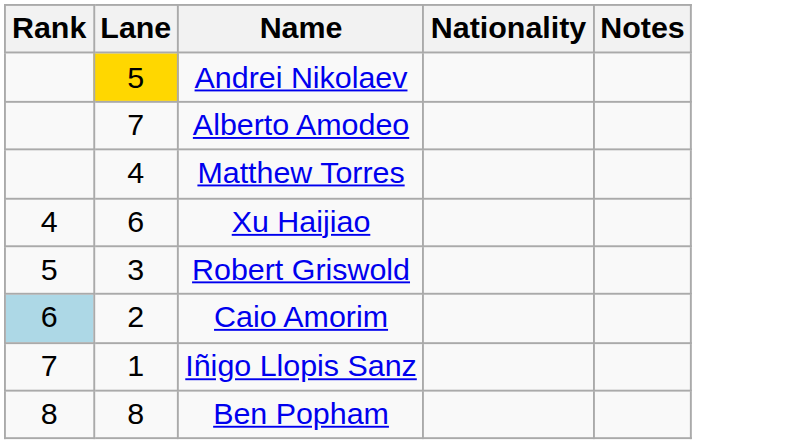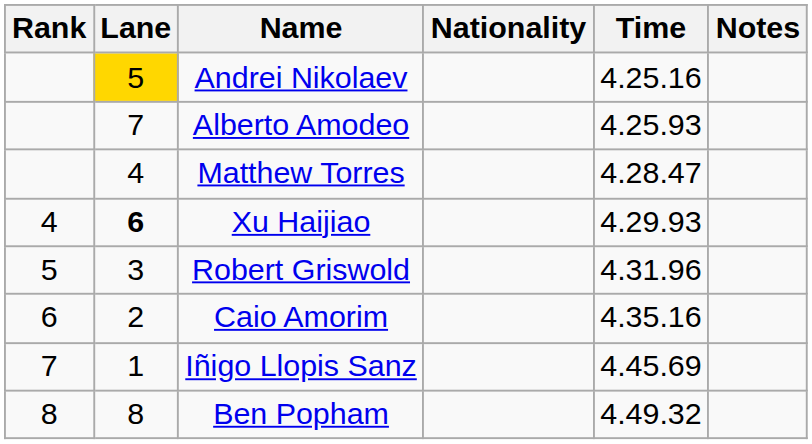+ column: (651, 28)
(136, 221) normal -> (136, 221) bold
(49, 317) lightblue background -> (49, 317) no background
